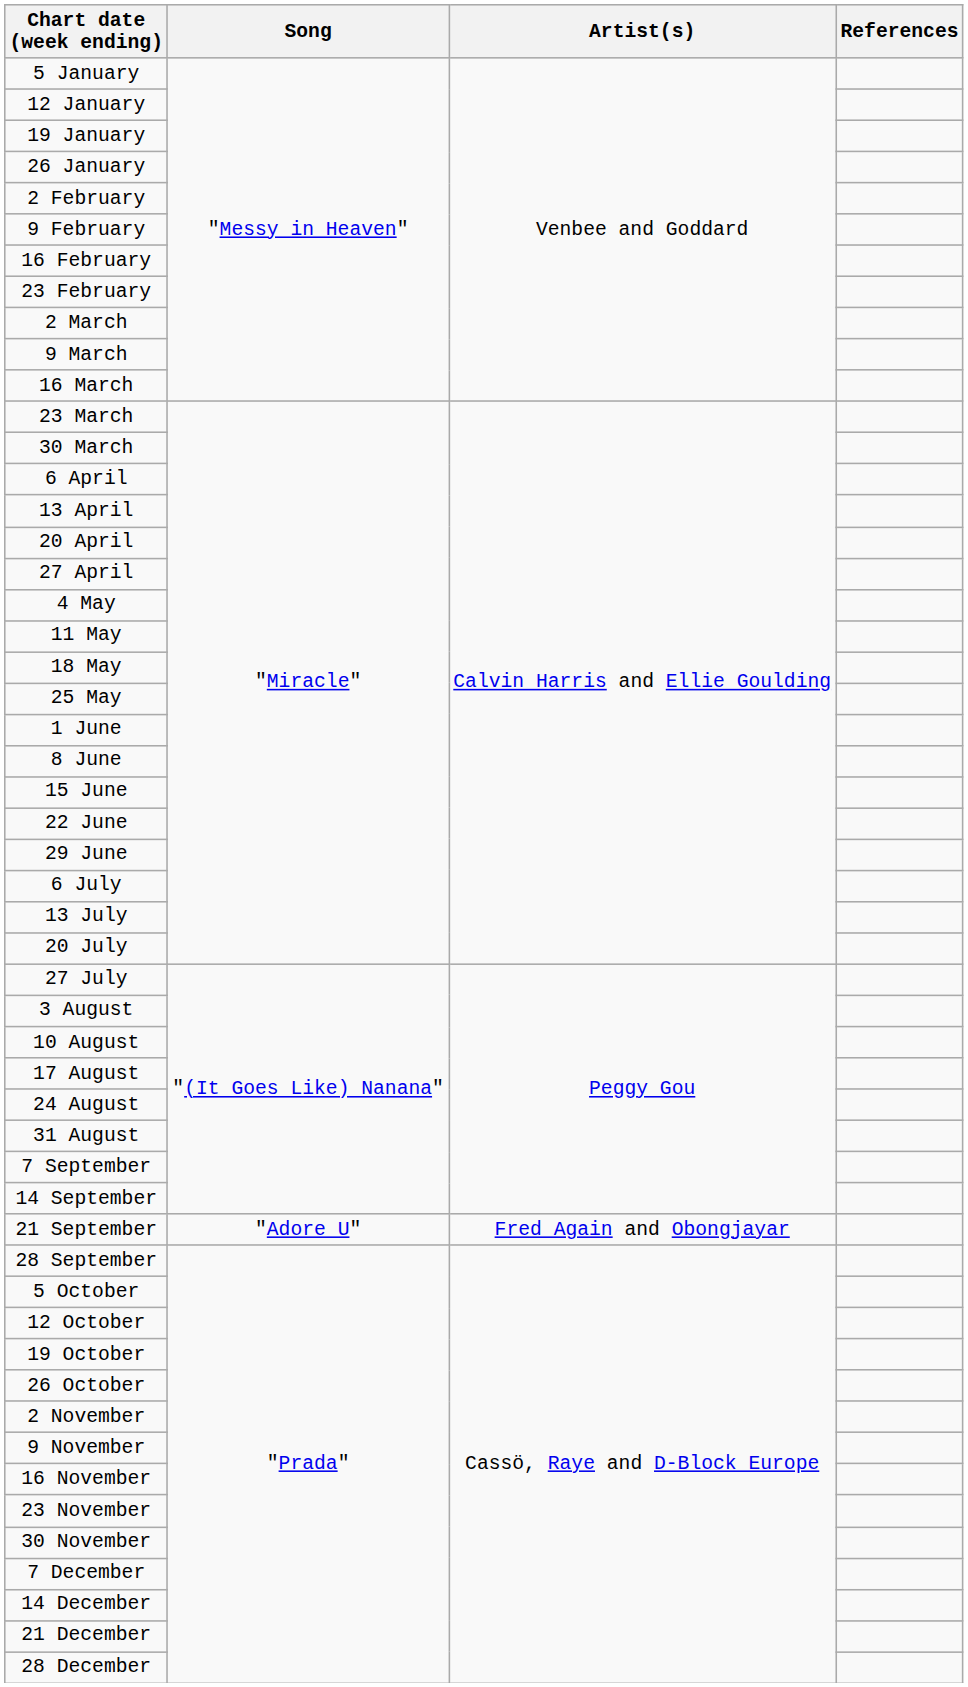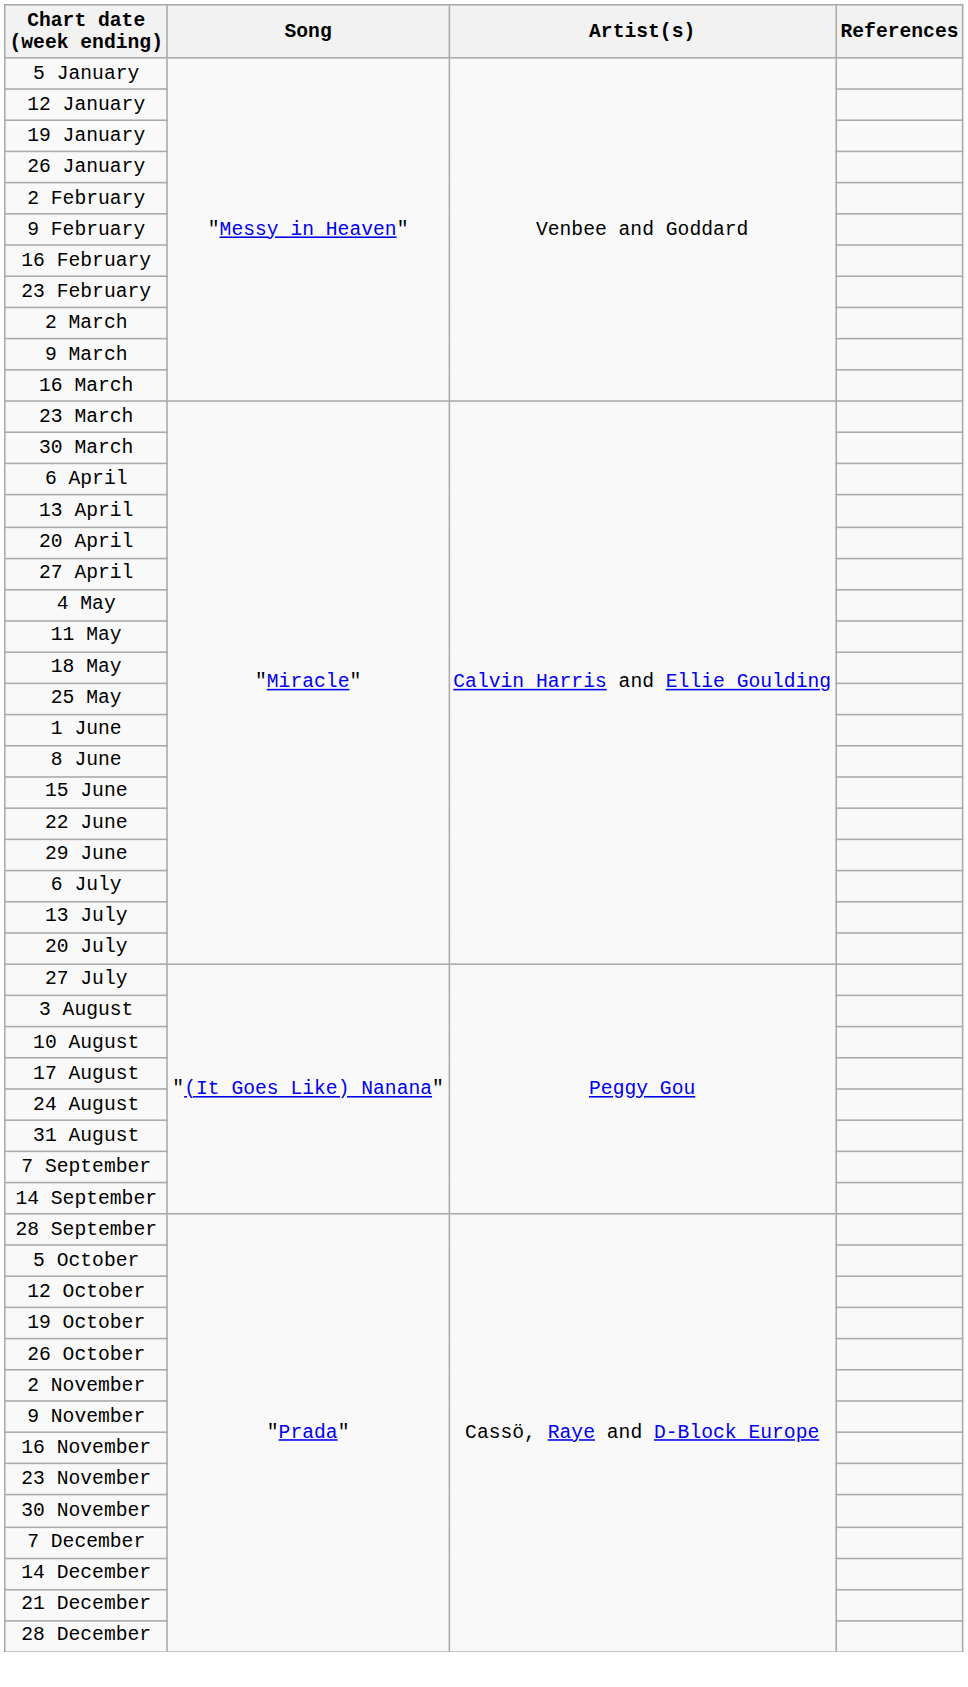- row: (86, 1229)
